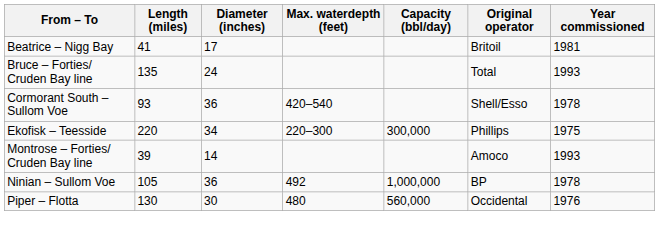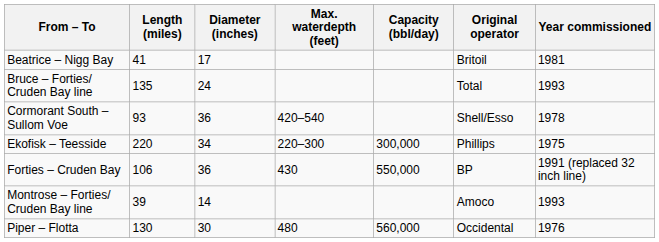+ row: (64, 169)
- row: (61, 182)
